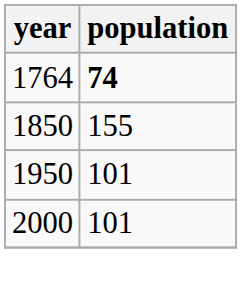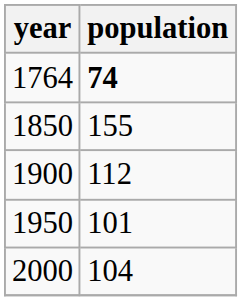+ row: (43, 174)
(110, 222) 101 -> (110, 271) 104
